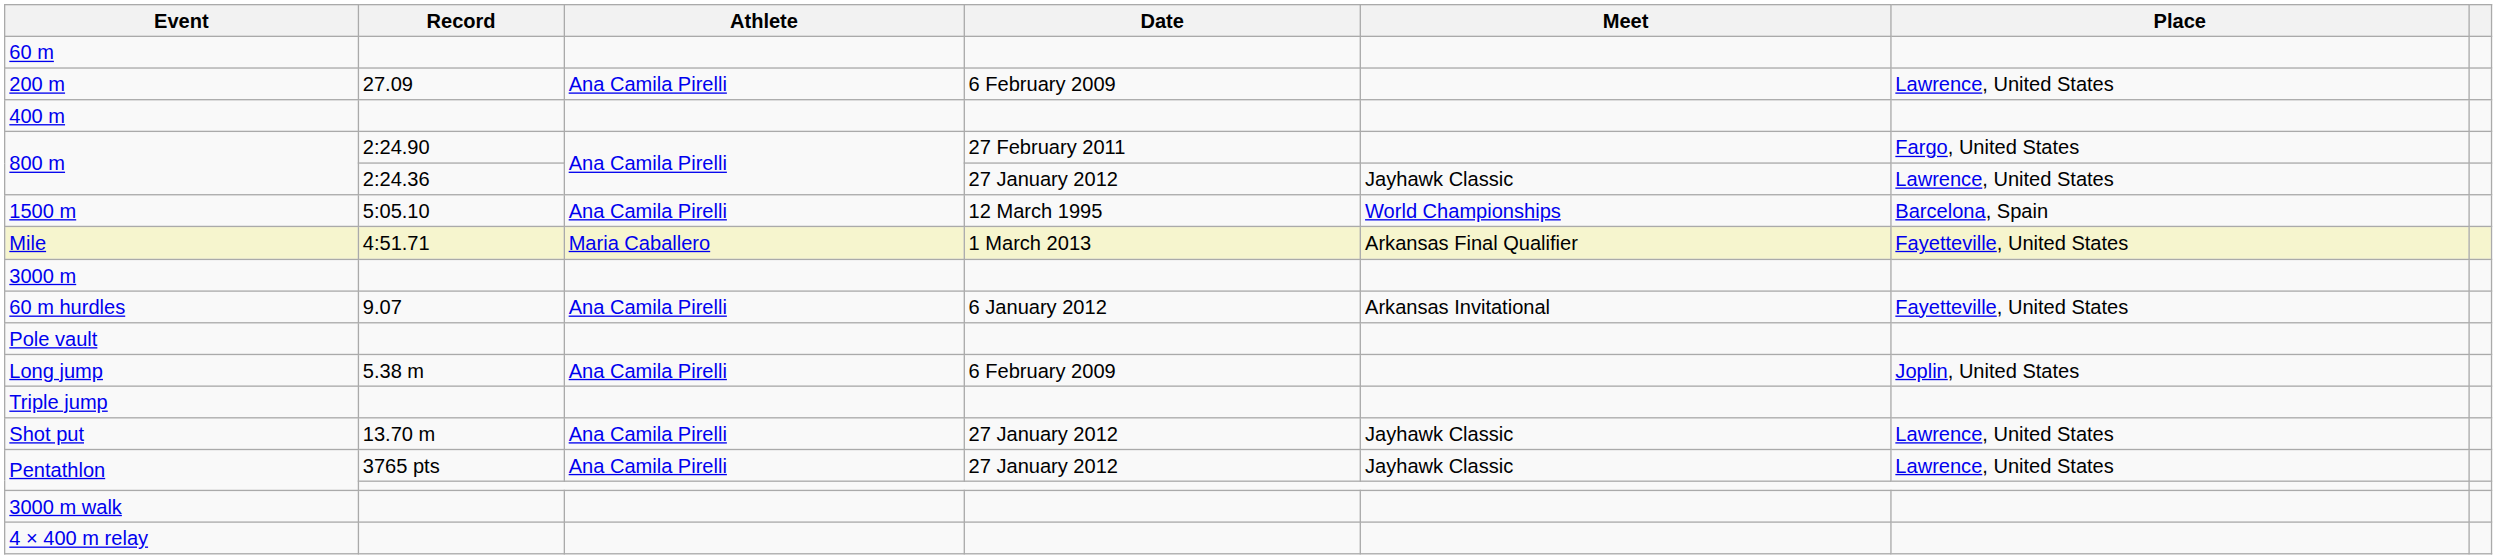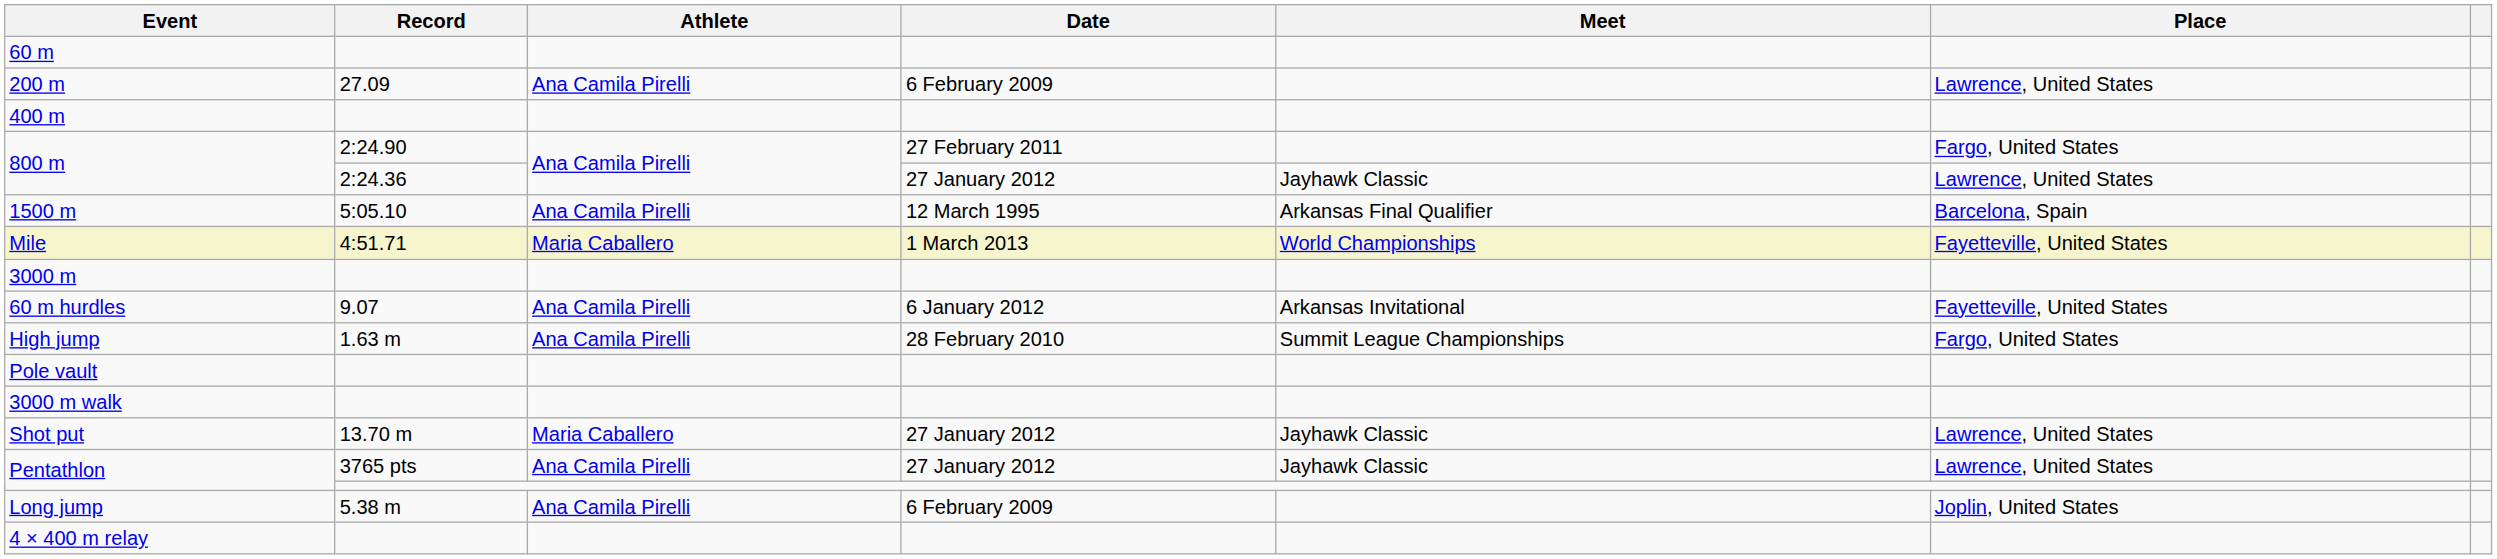(1463, 211) World Championships -> (1386, 211) Arkansas Final Qualifier
(1471, 243) Arkansas Final Qualifier -> (1378, 243) World Championships
+ row: (54, 338)
rows swapped: (56, 370) <-> (66, 506)
- row: (59, 402)
(648, 434) Ana Camila Pirelli -> (603, 434) Maria Caballero
